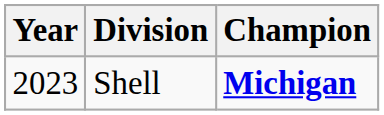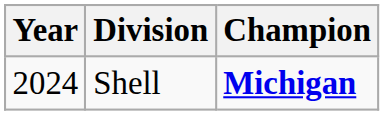(45, 82) 2023 -> (45, 82) 2024
